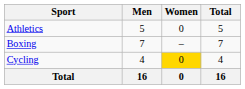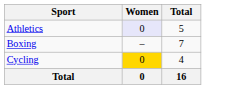- column: (142, 12)
(181, 28) no background -> (142, 28) lavender background
